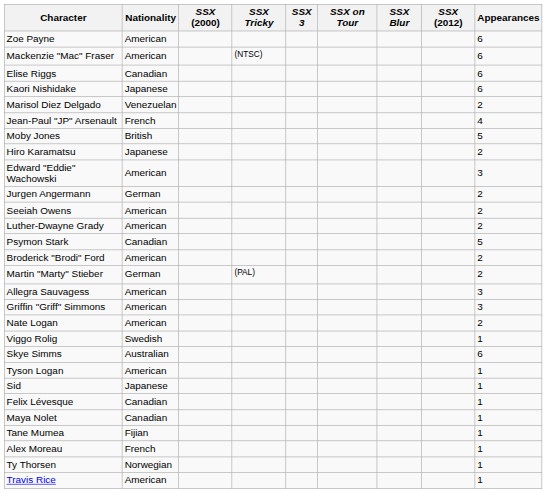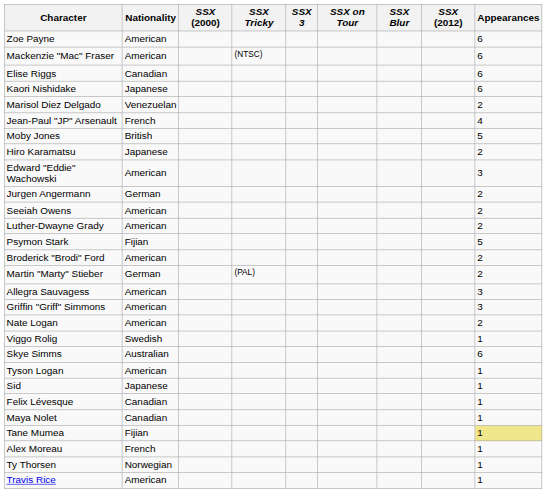(146, 241) Canadian -> (137, 241) Fijian
(480, 433) no background -> (480, 433) khaki background
